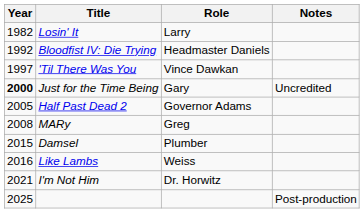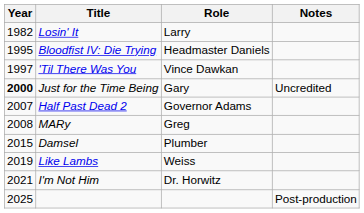(20, 50) 1992 -> (20, 50) 1995
(20, 106) 2005 -> (20, 106) 2007
(20, 161) 2016 -> (20, 161) 2019
